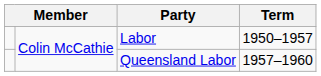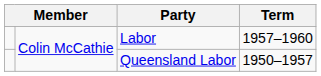(278, 37) 1950–1957 -> (278, 37) 1957–1960
(278, 60) 1957–1960 -> (278, 60) 1950–1957
